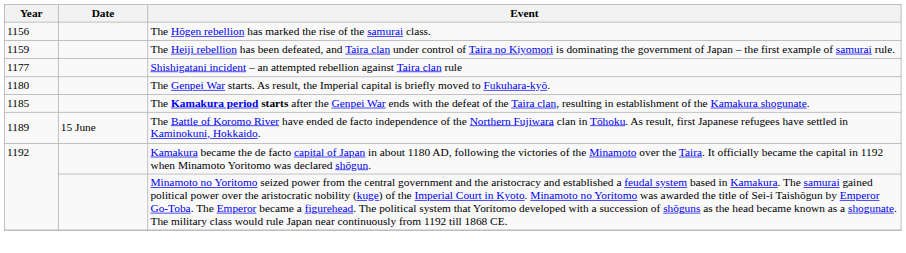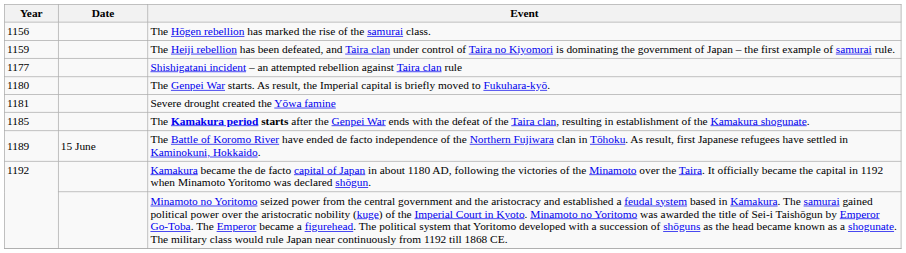+ row: (243, 103)
